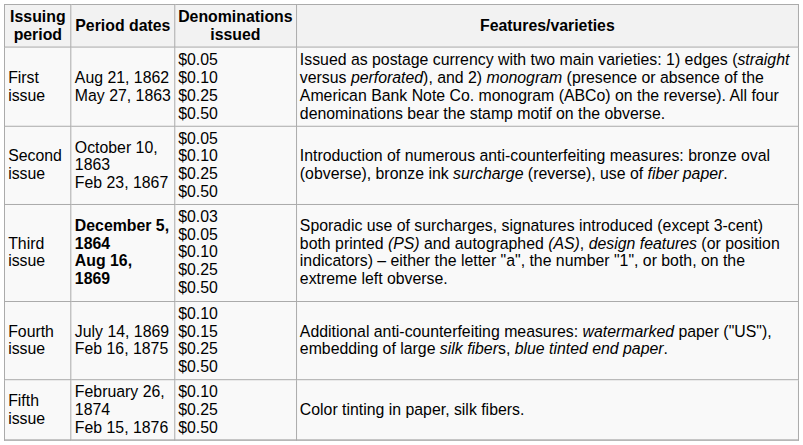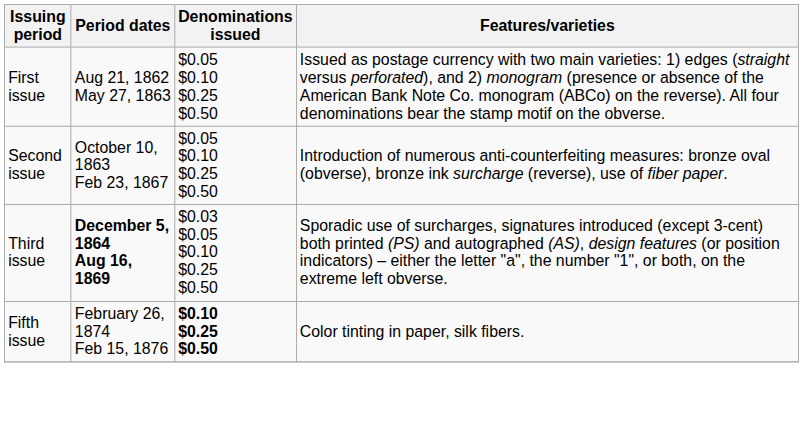- row: (31, 340)
(198, 409) normal -> (198, 331) bold
